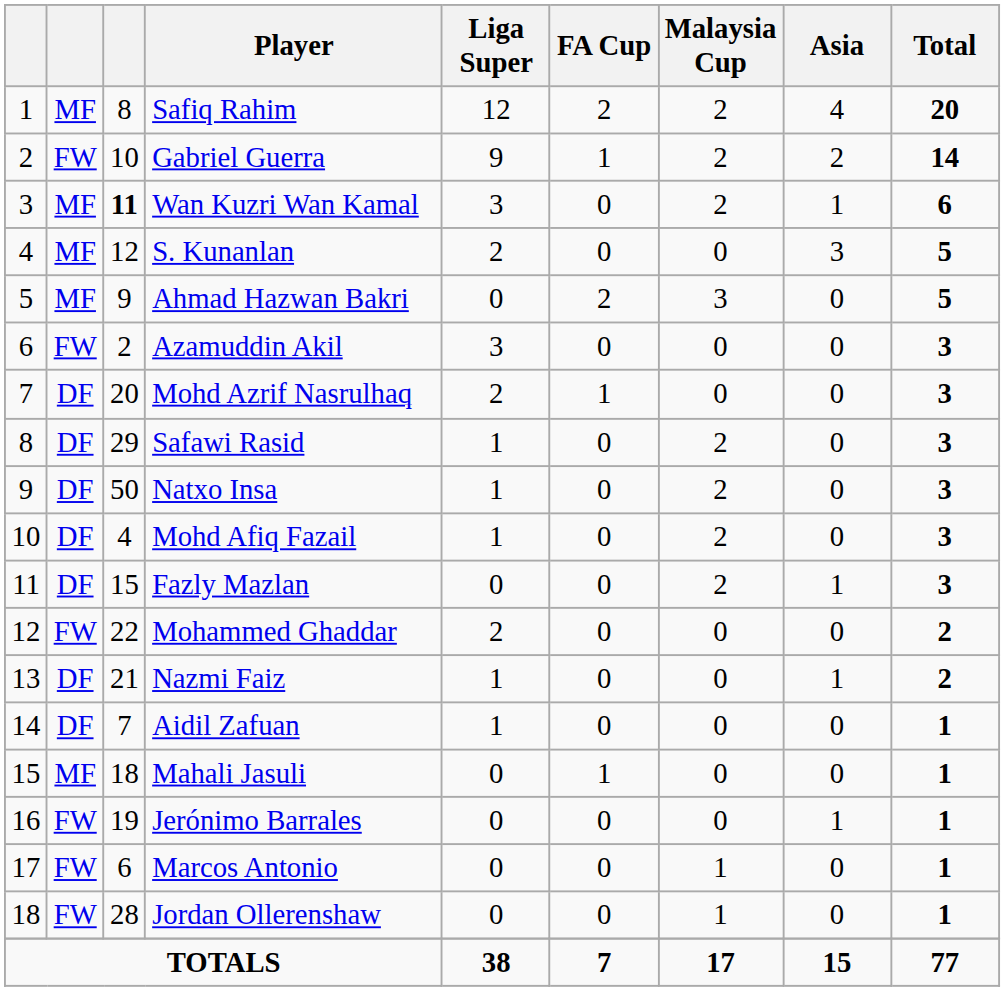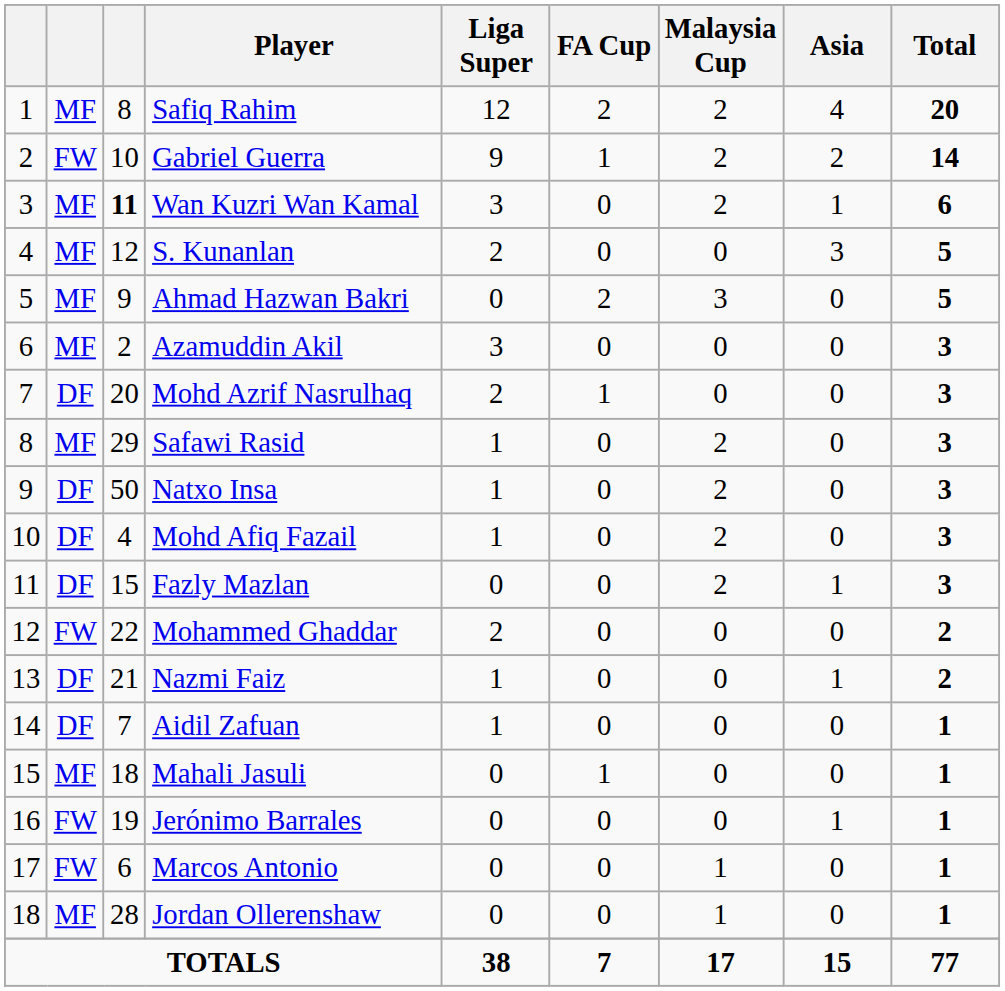(75, 346) FW -> (75, 346) MF
(75, 441) DF -> (75, 441) MF
(75, 915) FW -> (75, 915) MF
